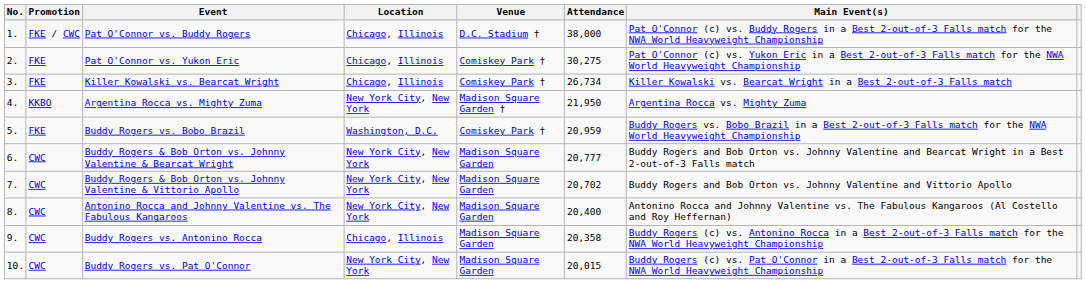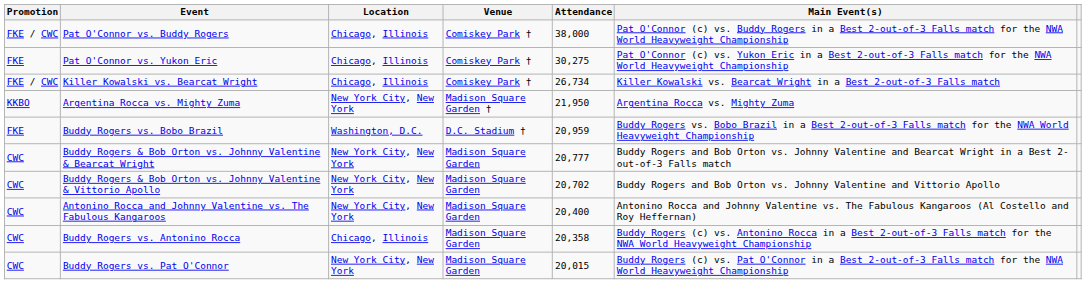- column: (15, 12)
(500, 34) D.C. Stadium † -> (489, 34) Comiskey Park †
(37, 82) FKE -> (32, 82) FKE / CWC
(502, 131) Comiskey Park † -> (486, 131) D.C. Stadium †
